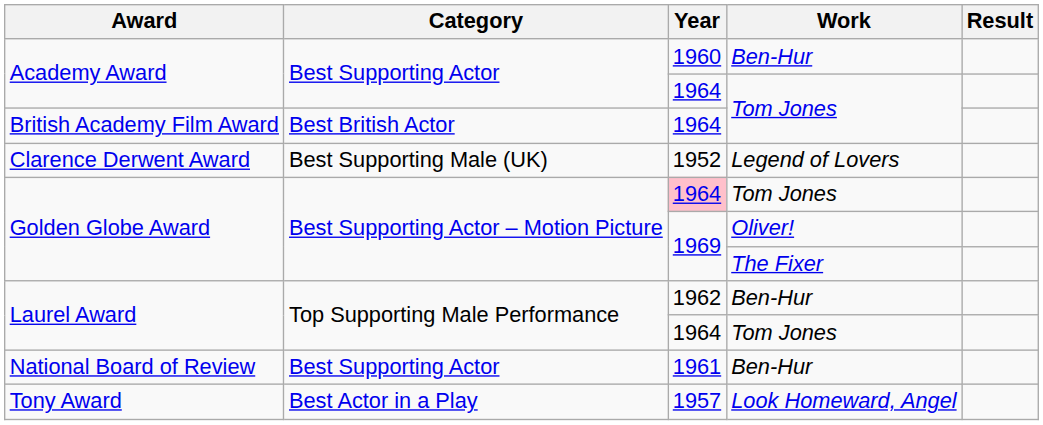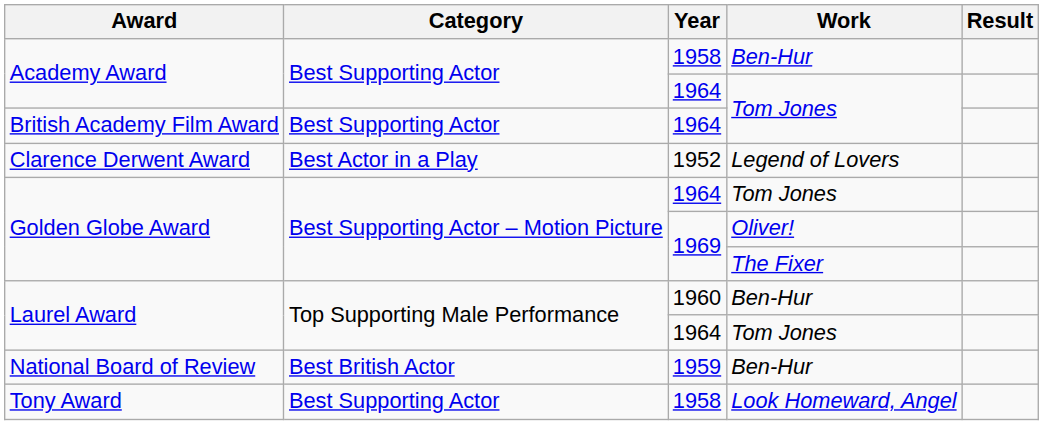(697, 56) 1960 -> (697, 56) 1958
(372, 125) Best British Actor -> (394, 125) Best Supporting Actor
(418, 159) Best Supporting Male (UK) -> (383, 159) Best Actor in a Play
(697, 194) pink background -> (697, 194) no background
(697, 297) 1962 -> (697, 297) 1960
(394, 366) Best Supporting Actor -> (372, 366) Best British Actor
(697, 366) 1961 -> (697, 366) 1959
(383, 401) Best Actor in a Play -> (394, 401) Best Supporting Actor
(697, 401) 1957 -> (697, 401) 1958
